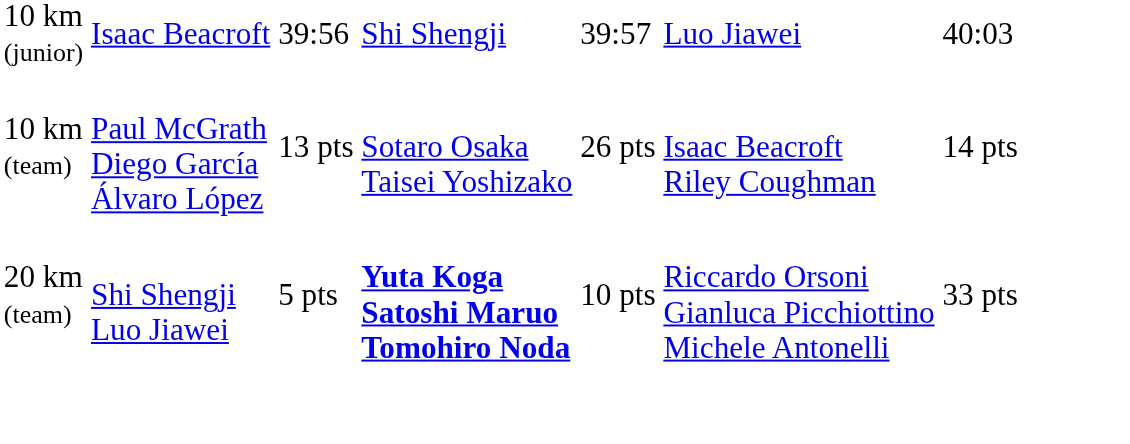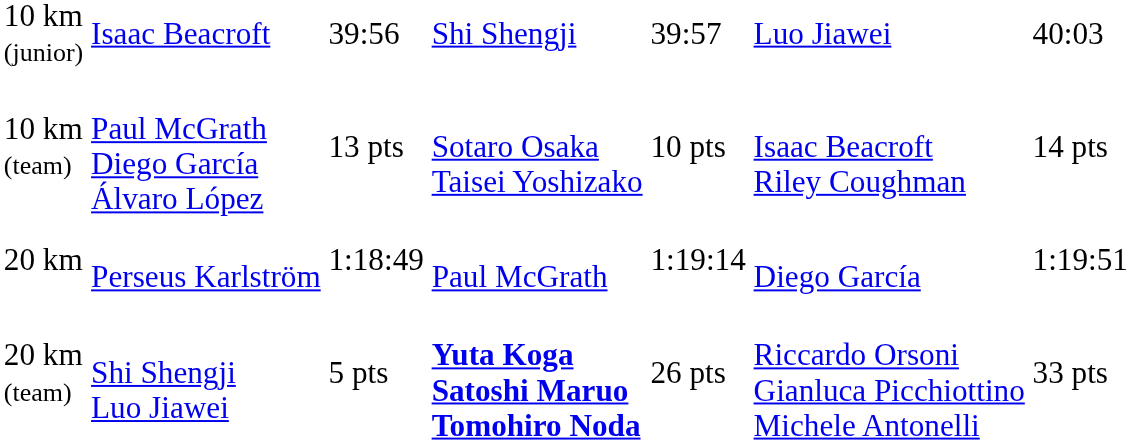(618, 146) 26 pts -> (688, 146) 10 pts
+ row: (43, 259)
(618, 294) 10 pts -> (688, 372) 26 pts
